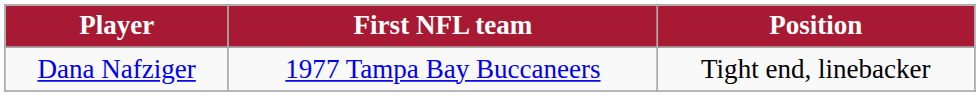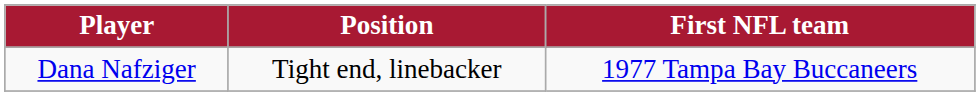columns swapped: (816, 25) <-> (443, 25)
